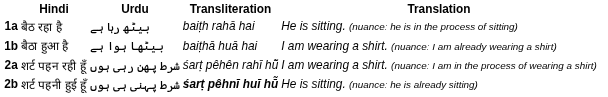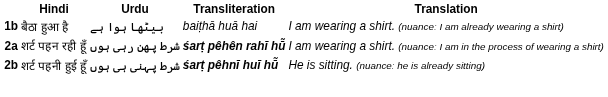- row: (11, 26)
(231, 65) normal -> (234, 46) bold
